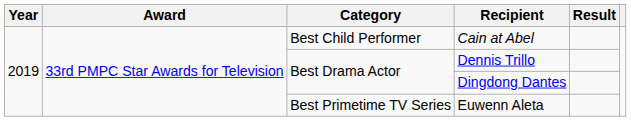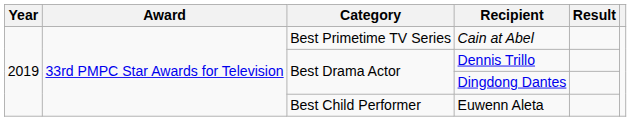(355, 37) Best Child Performer -> (371, 37) Best Primetime TV Series
(371, 104) Best Primetime TV Series -> (355, 104) Best Child Performer
